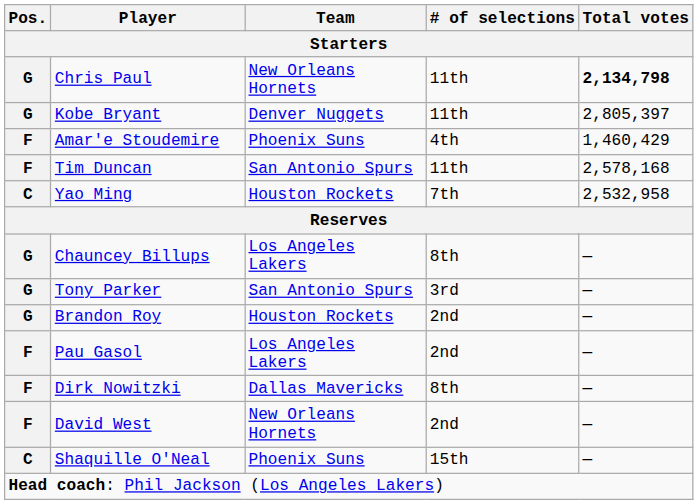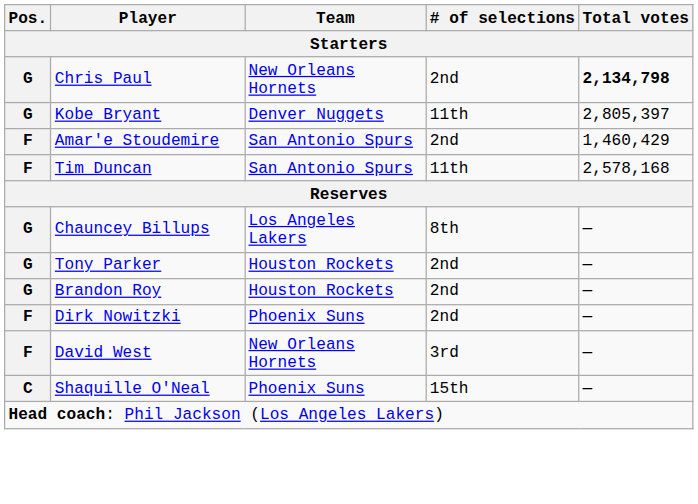(449, 80) 11th -> (444, 80) 2nd
(307, 141) Phoenix Suns -> (331, 141) San Antonio Spurs
(444, 141) 4th -> (444, 141) 2nd
- row: (94, 194)
(331, 291) San Antonio Spurs -> (321, 265) Houston Rockets
(444, 291) 3rd -> (444, 265) 2nd
- row: (98, 353)
(326, 389) Dallas Mavericks -> (307, 318) Phoenix Suns
(444, 389) 8th -> (444, 318) 2nd
(444, 424) 2nd -> (444, 353) 3rd
